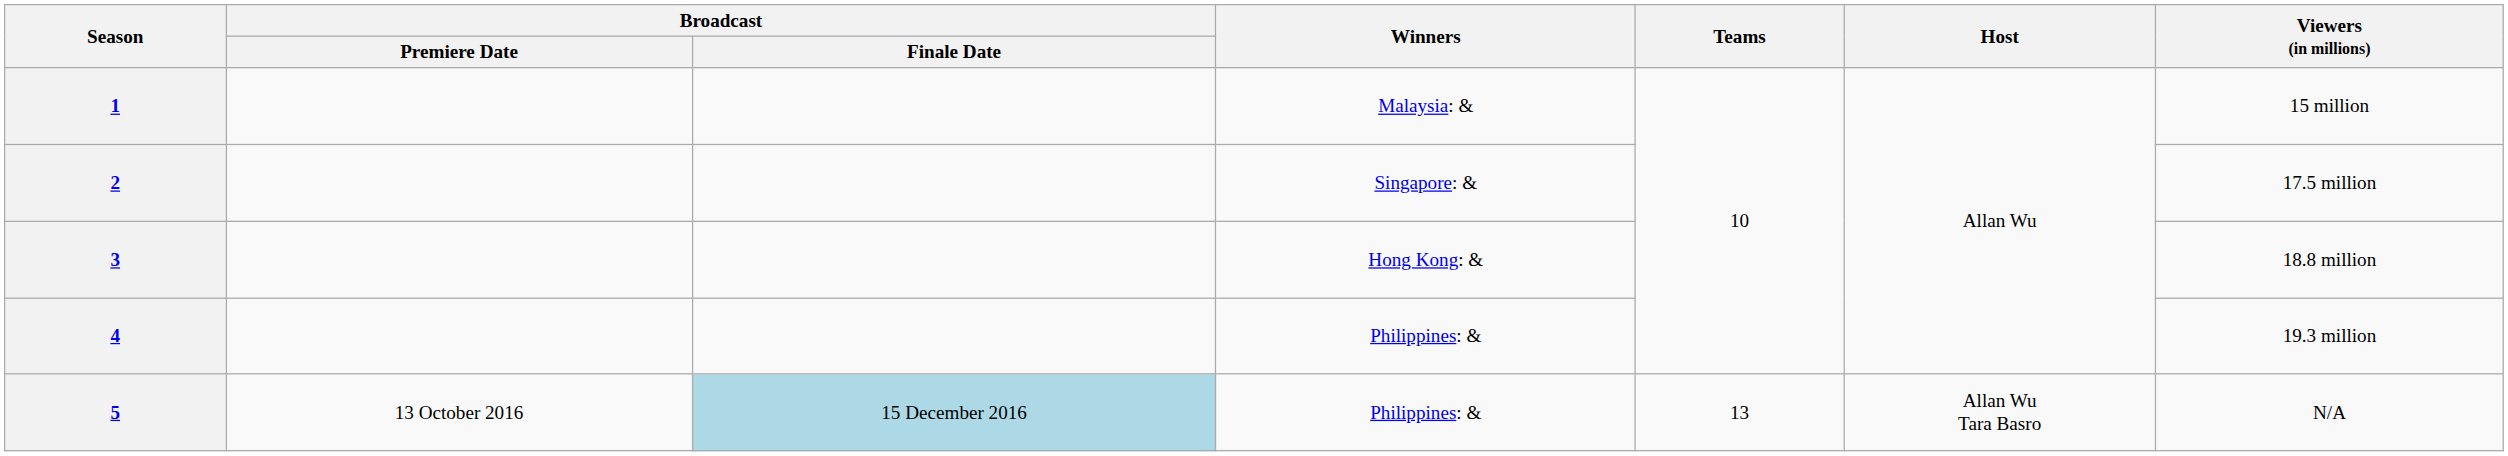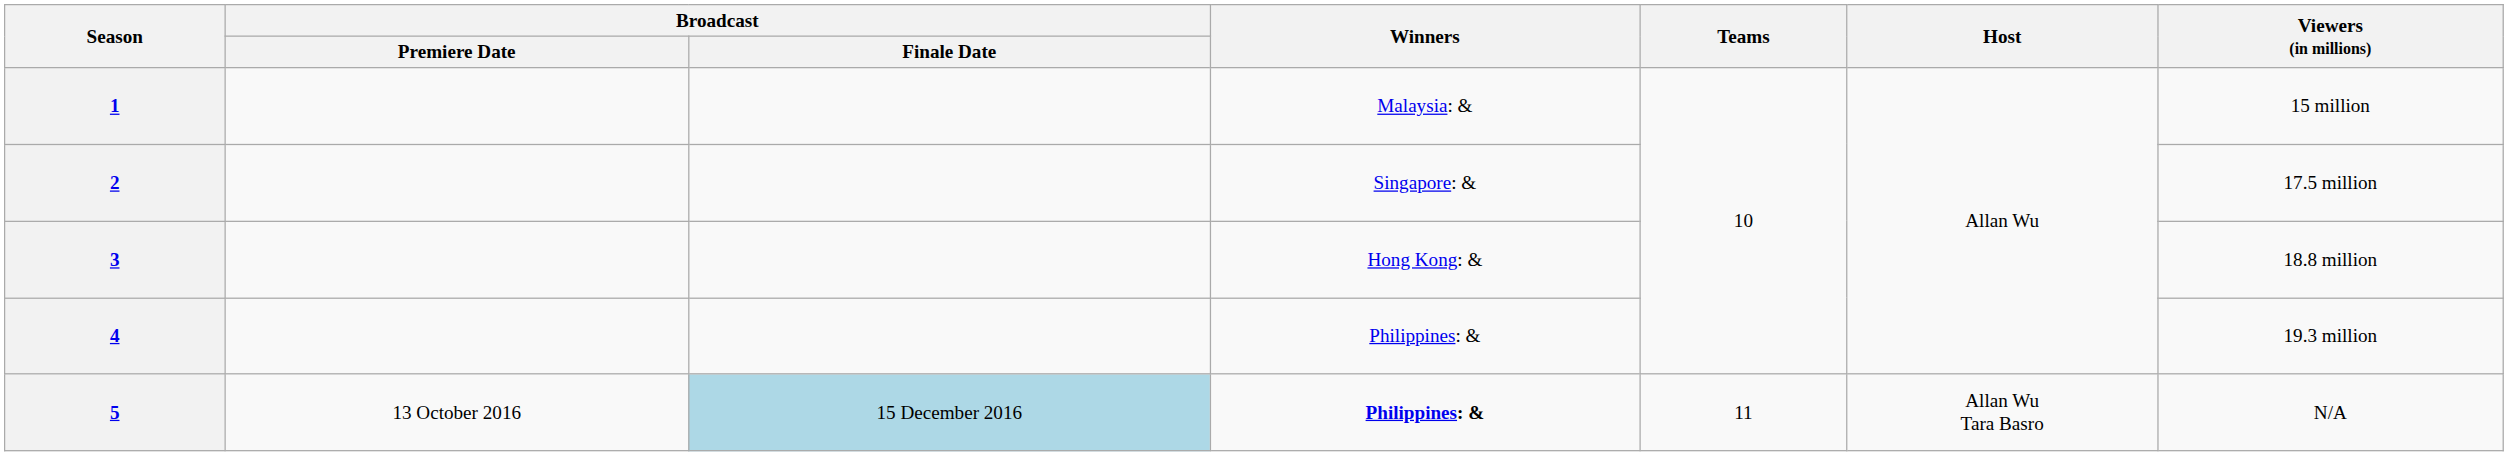(1426, 412) normal -> (1425, 412) bold
(1740, 412) 13 -> (1743, 412) 11
